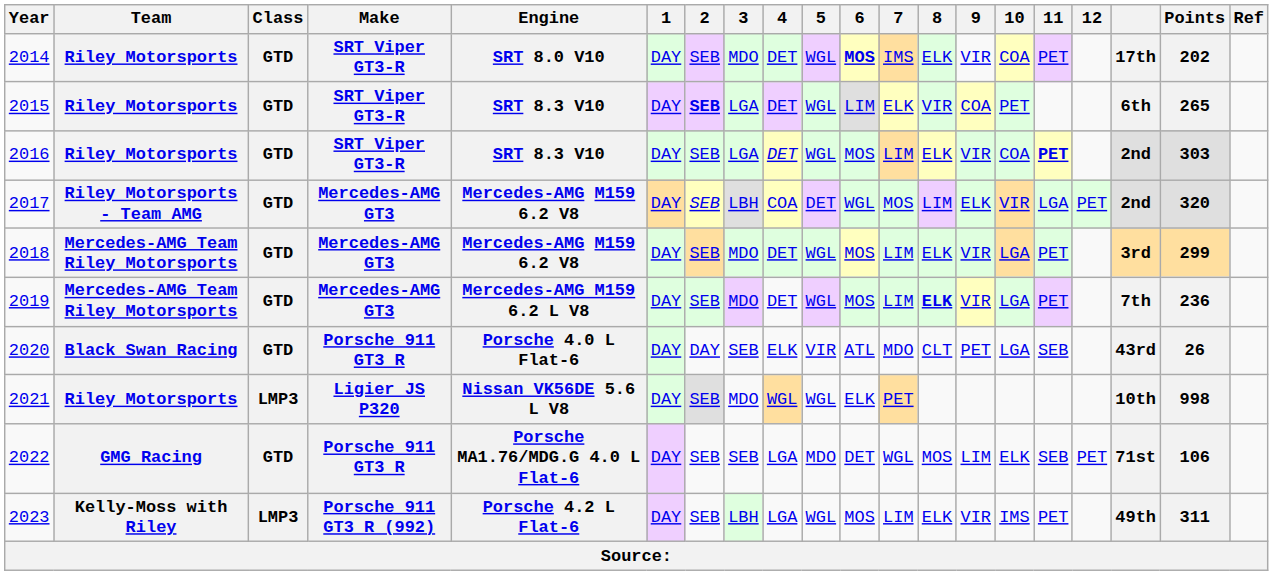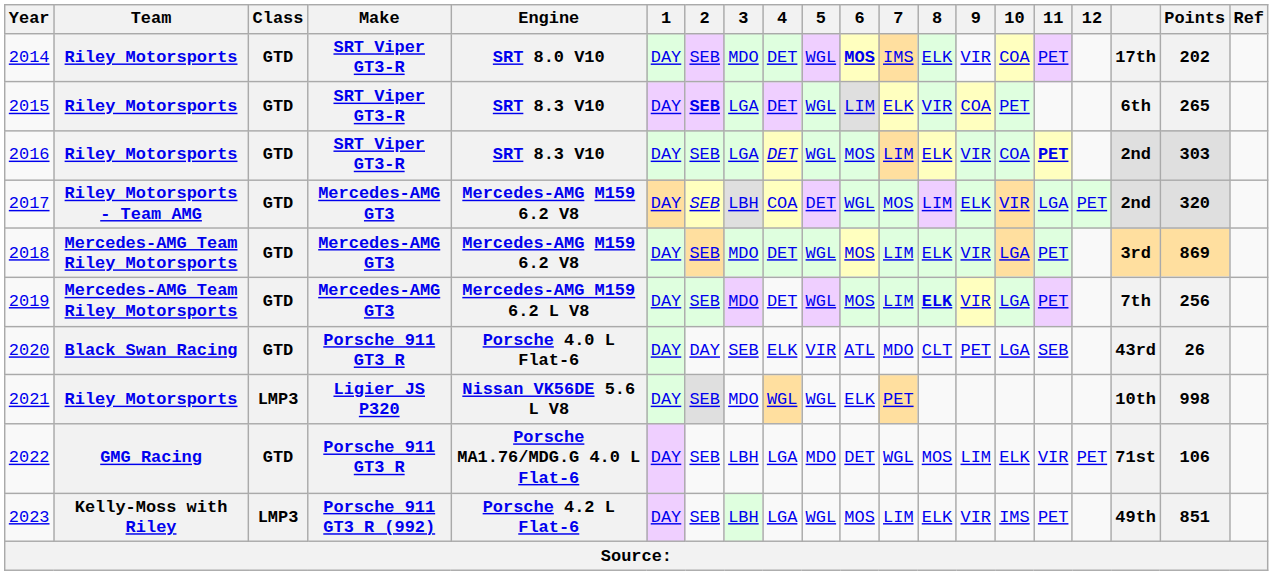(1195, 253) 299 -> (1195, 253) 869
(1195, 301) 236 -> (1195, 301) 256
(743, 458) SEB -> (743, 458) LBH
(1053, 458) SEB -> (1053, 458) VIR
(1195, 517) 311 -> (1195, 517) 851
